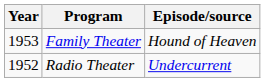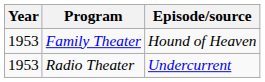(23, 65) 1952 -> (23, 65) 1953
